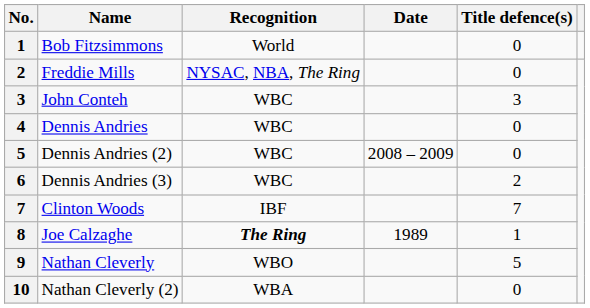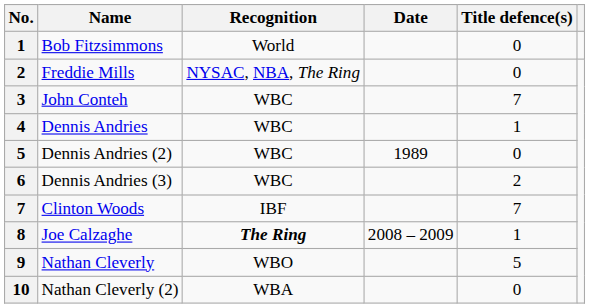(517, 99) 3 -> (517, 99) 7
(517, 126) 0 -> (517, 126) 1
(411, 153) 2008 – 2009 -> (411, 153) 1989
(411, 235) 1989 -> (411, 235) 2008 – 2009
